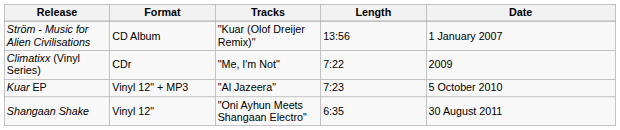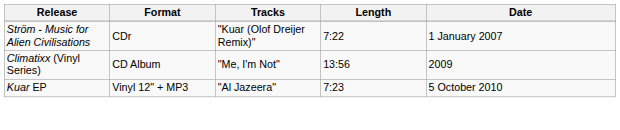(136, 36) CD Album -> (122, 36) CDr
(337, 36) 13:56 -> (334, 36) 7:22
(122, 65) CDr -> (136, 65) CD Album
(334, 65) 7:22 -> (337, 65) 13:56
- row: (48, 111)
